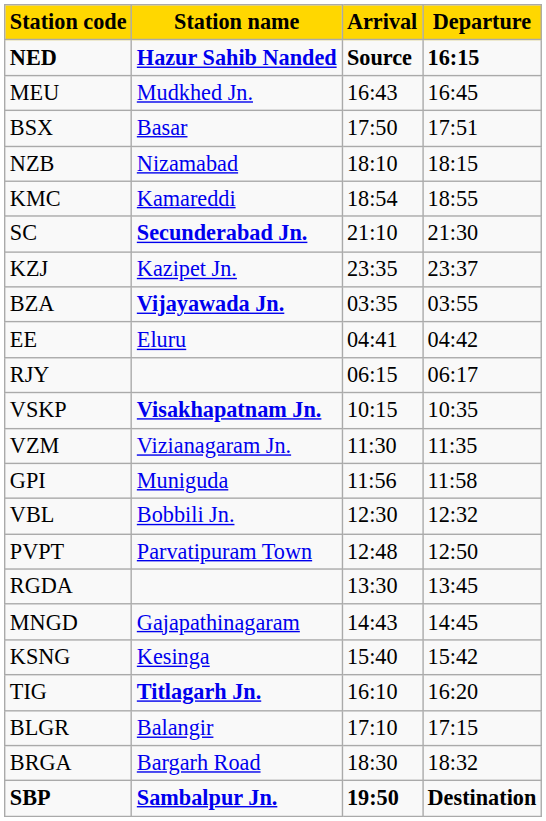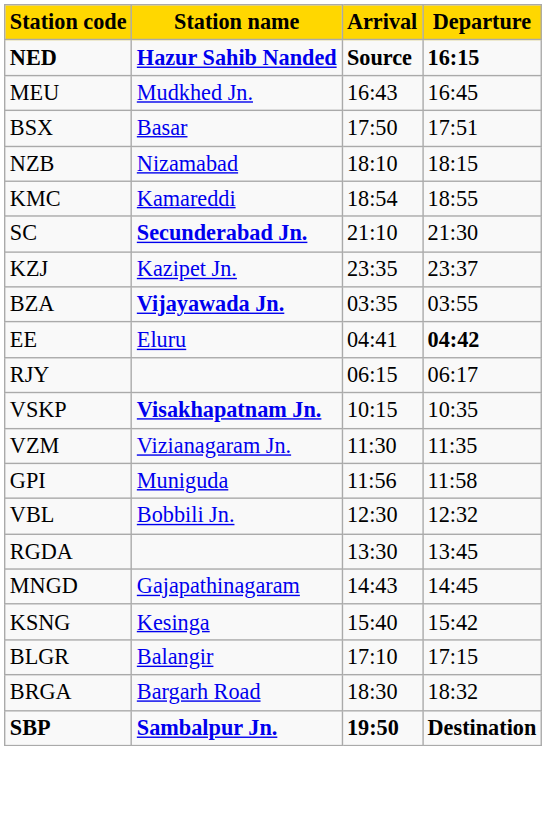(453, 339) normal -> (454, 339) bold
- row: (37, 551)
- row: (28, 692)
